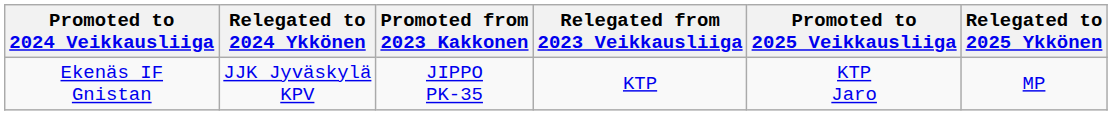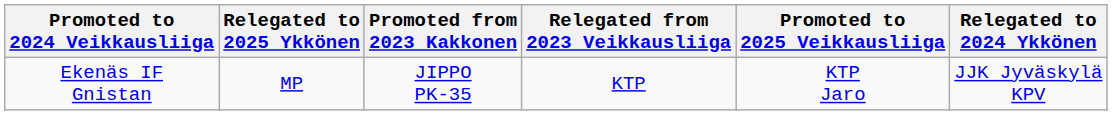columns swapped: (297, 31) <-> (1034, 31)
